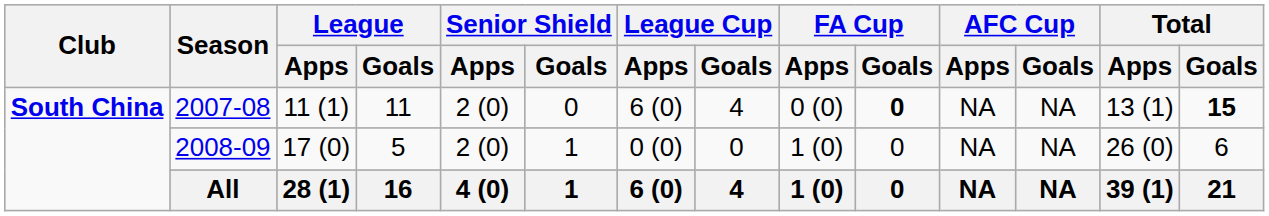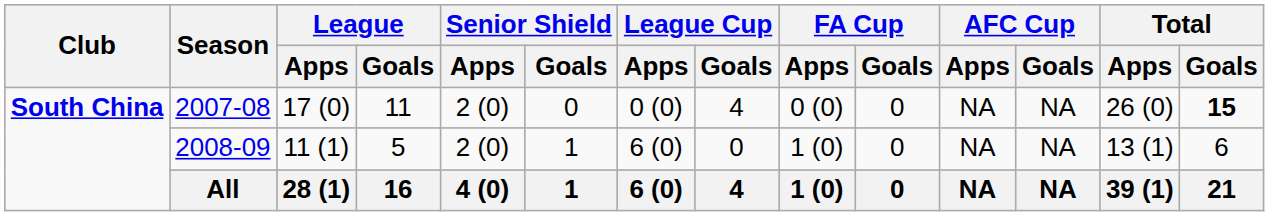(316, 107) 11 (1) -> (316, 107) 17 (0)
(656, 107) 6 (0) -> (656, 107) 0 (0)
(897, 107) bold -> (897, 107) normal
(1140, 107) 13 (1) -> (1140, 107) 26 (0)
(316, 148) 17 (0) -> (316, 148) 11 (1)
(656, 148) 0 (0) -> (656, 148) 6 (0)
(1140, 148) 26 (0) -> (1140, 148) 13 (1)
